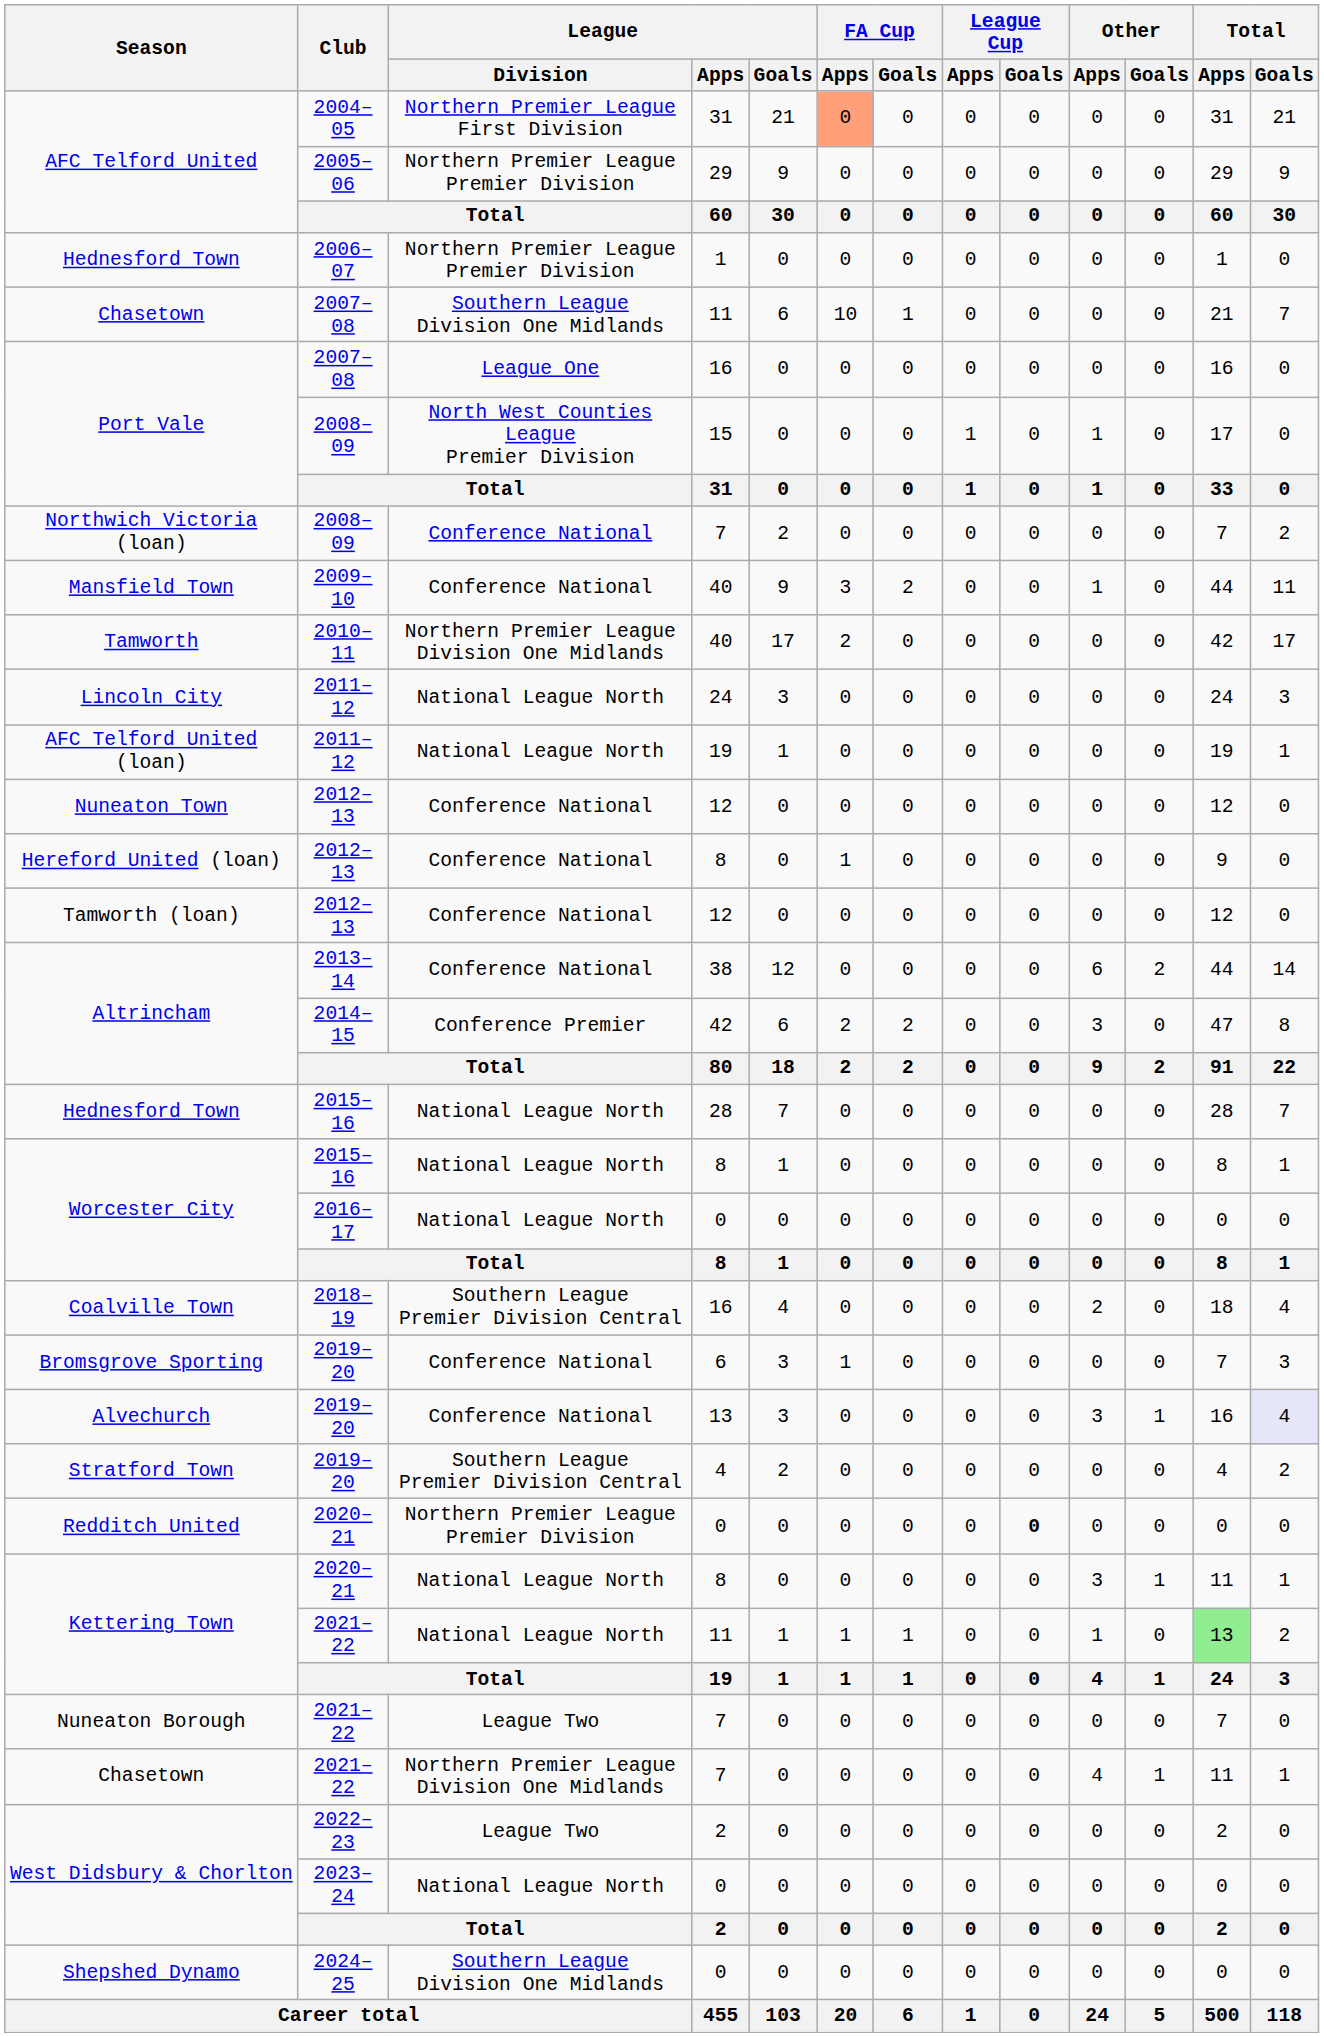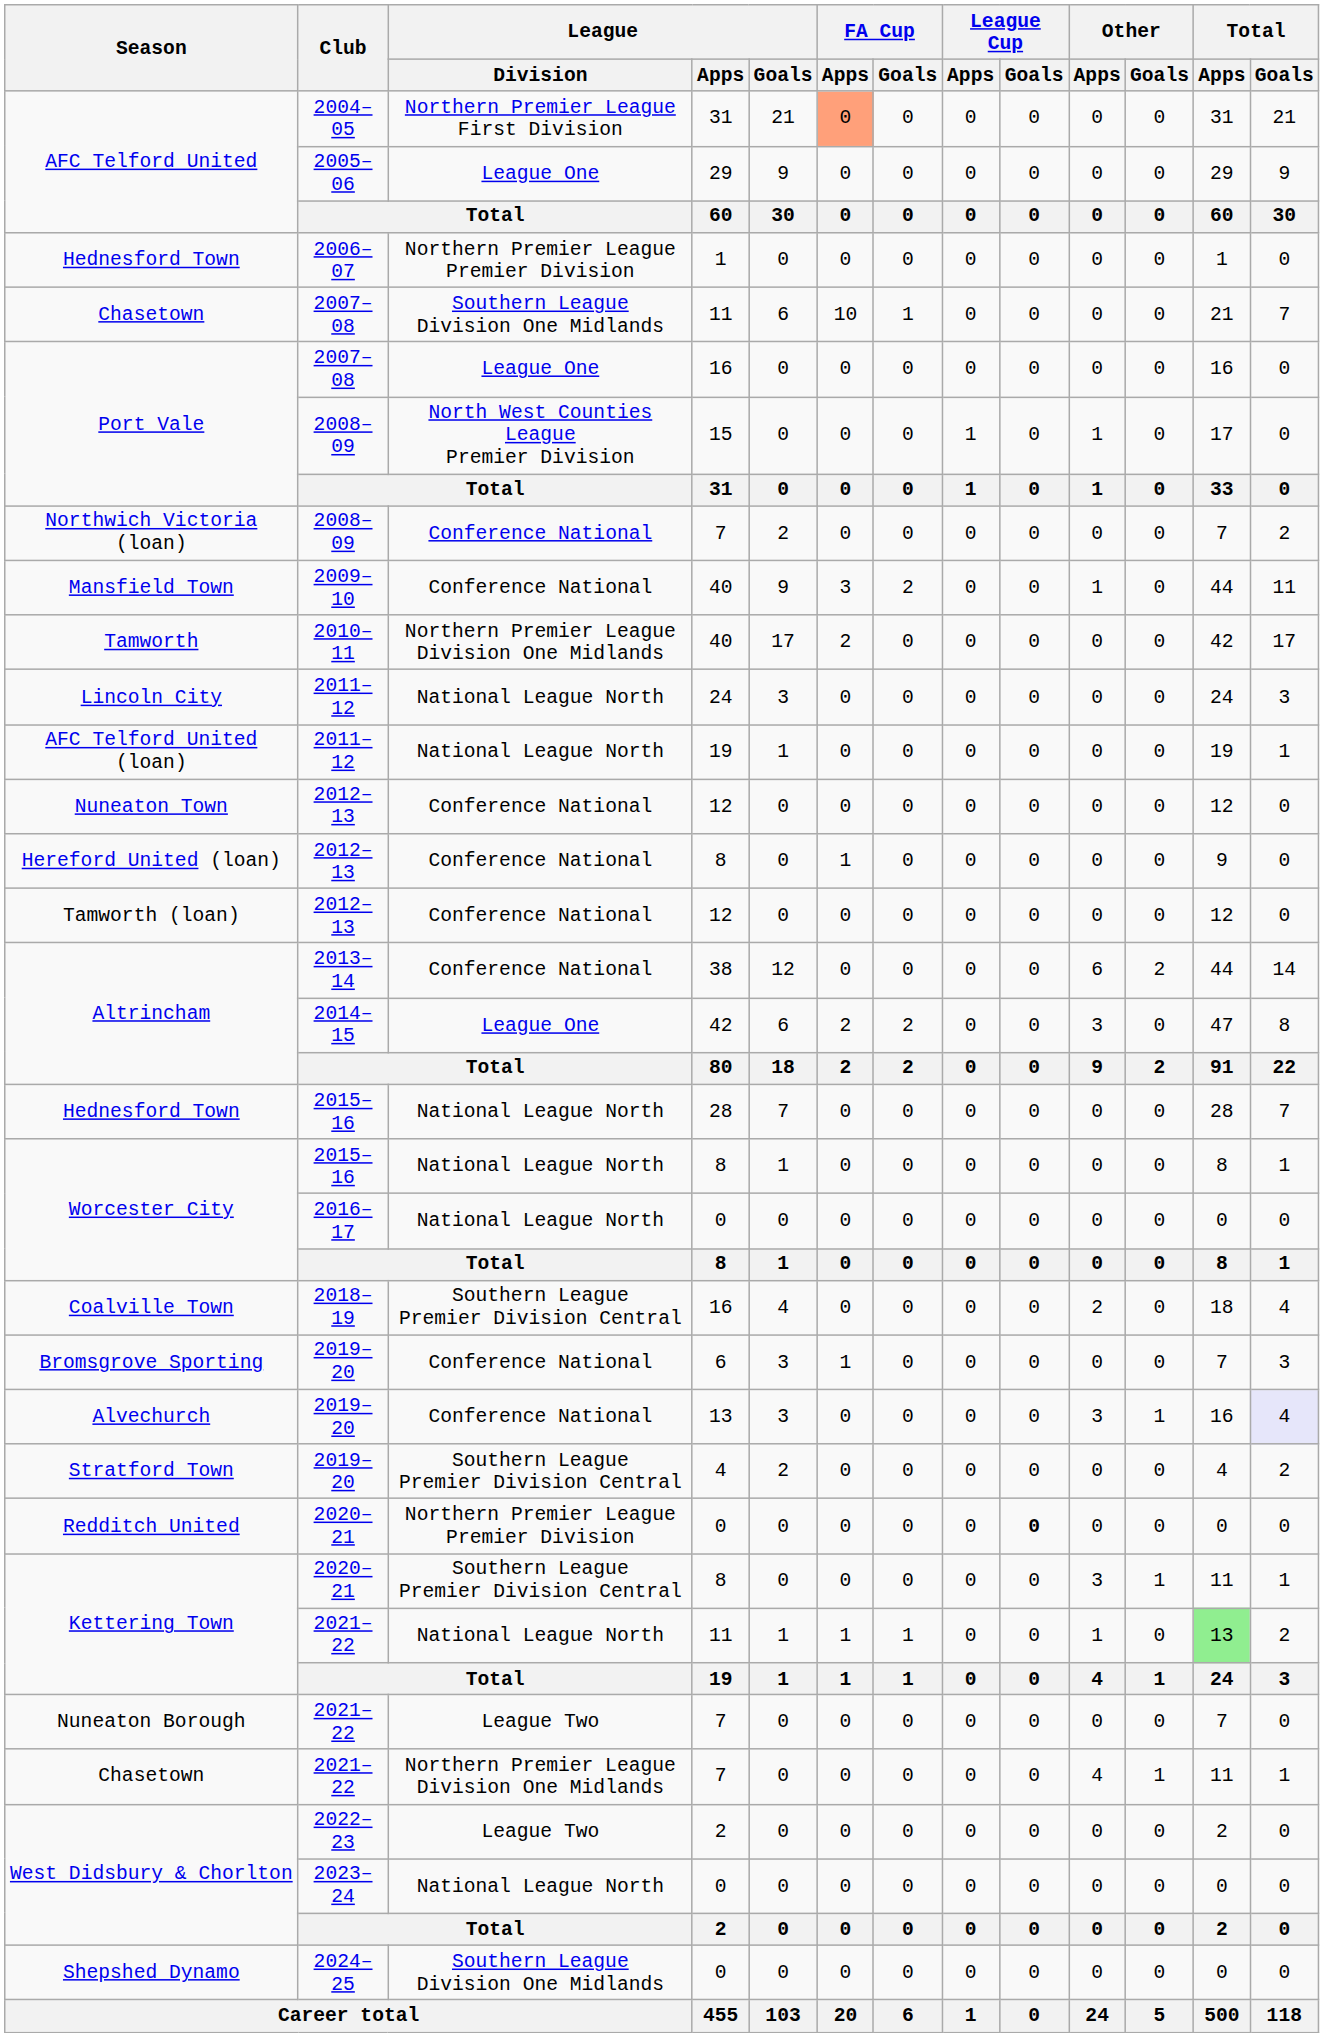(540, 173) Northern Premier League Premier Division -> (540, 173) League One
(540, 1025) Conference Premier -> (540, 1025) League One
(540, 1581) National League North -> (540, 1581) Southern League Premier Division Central
